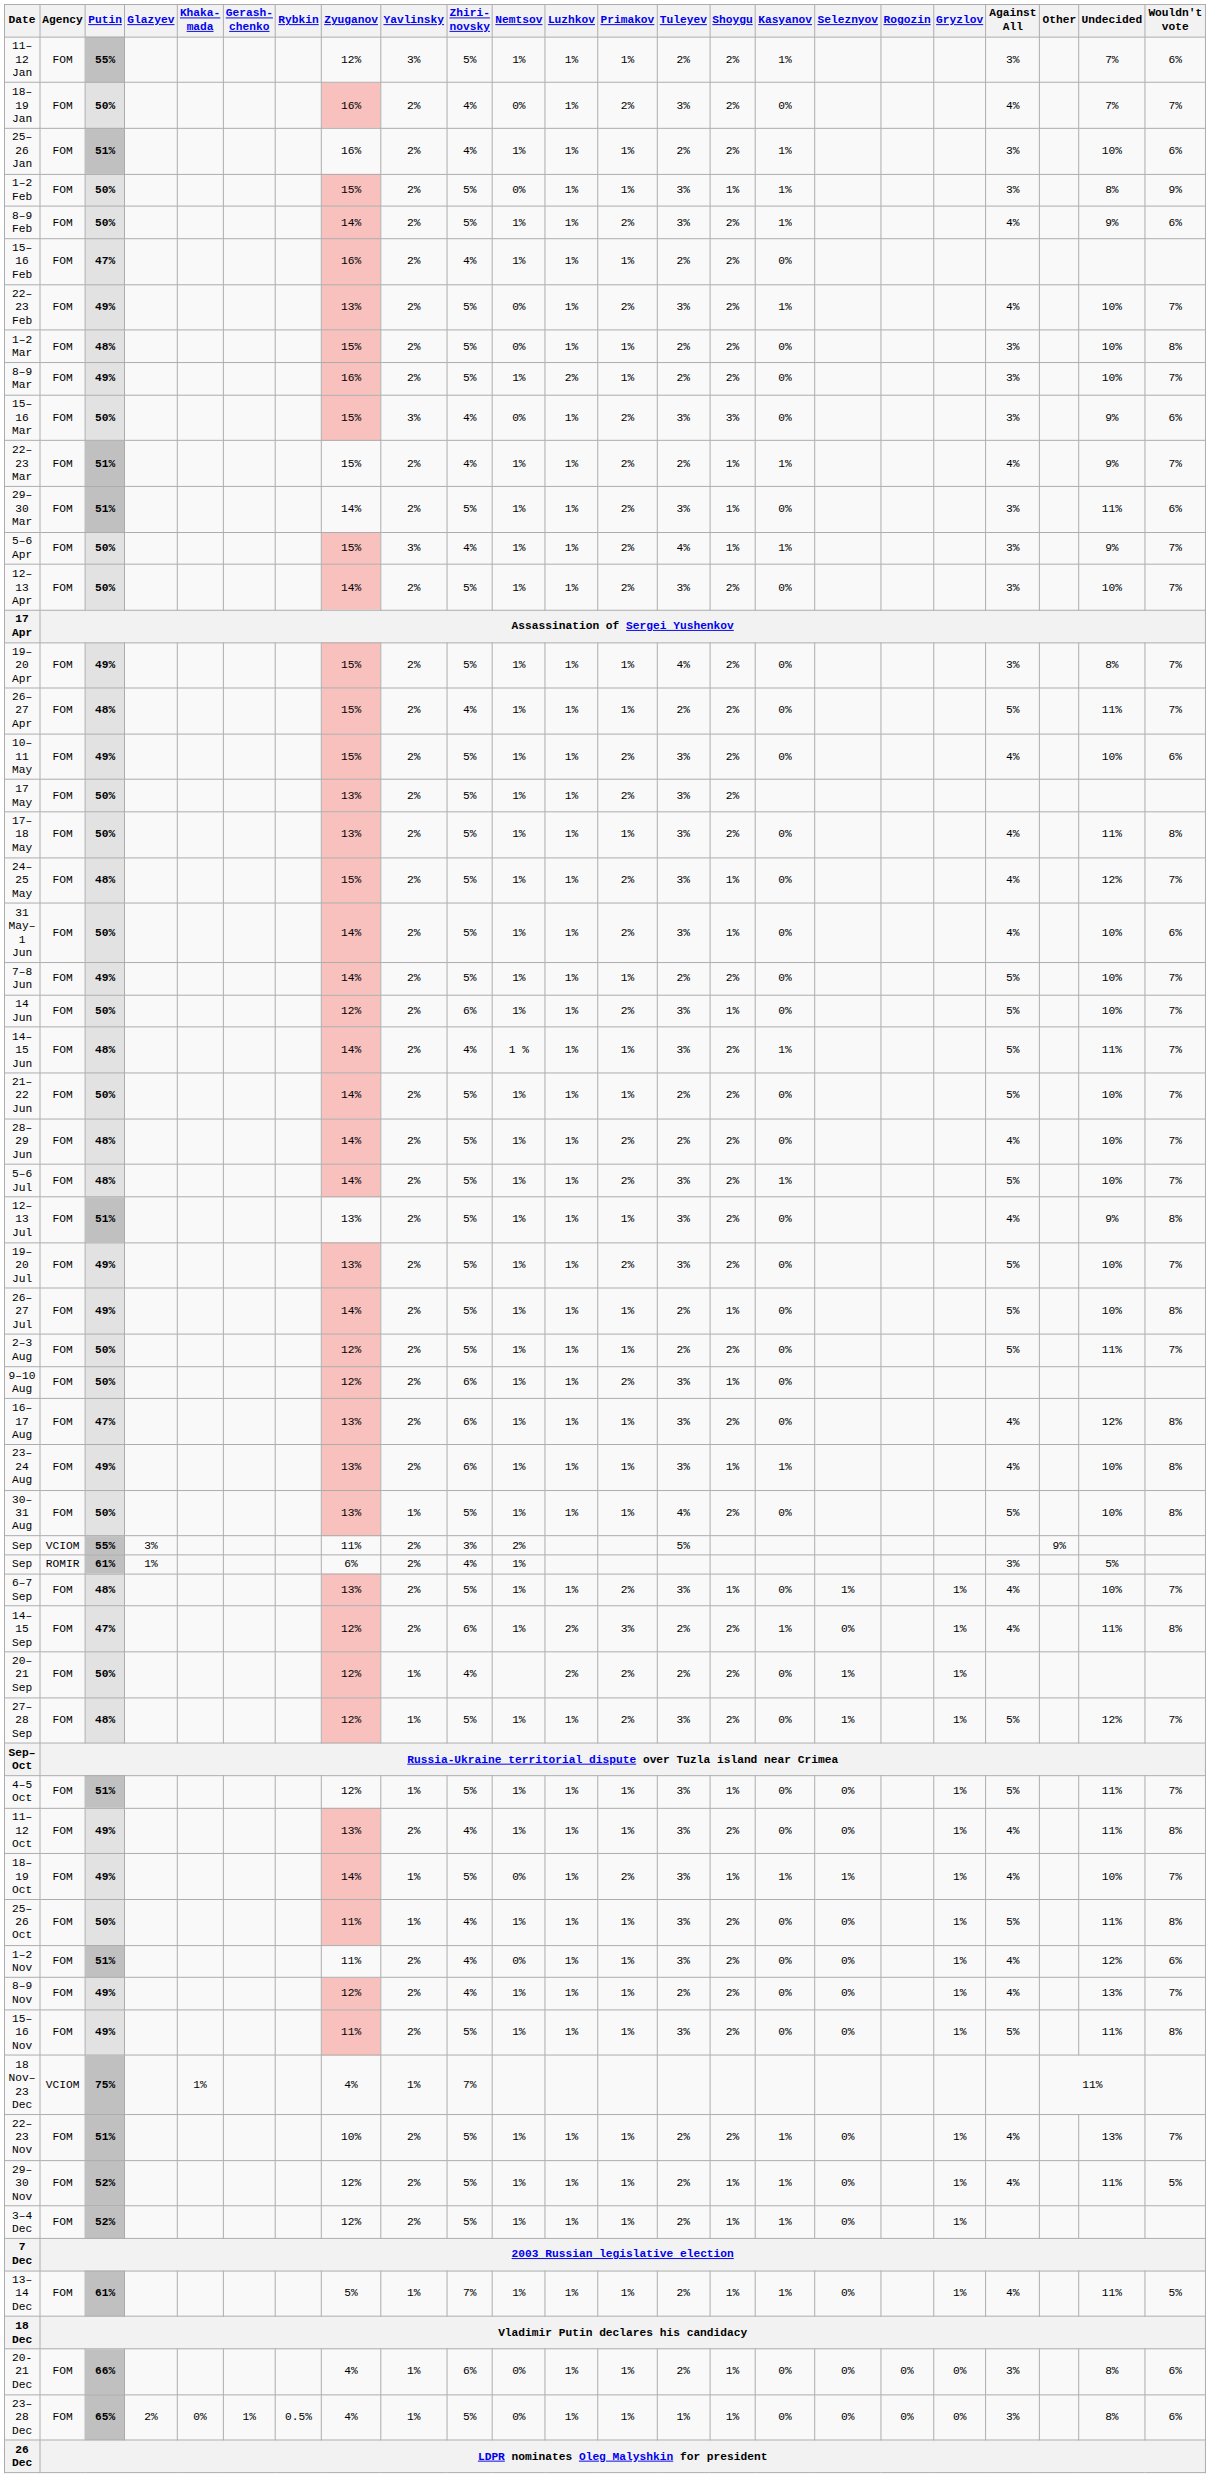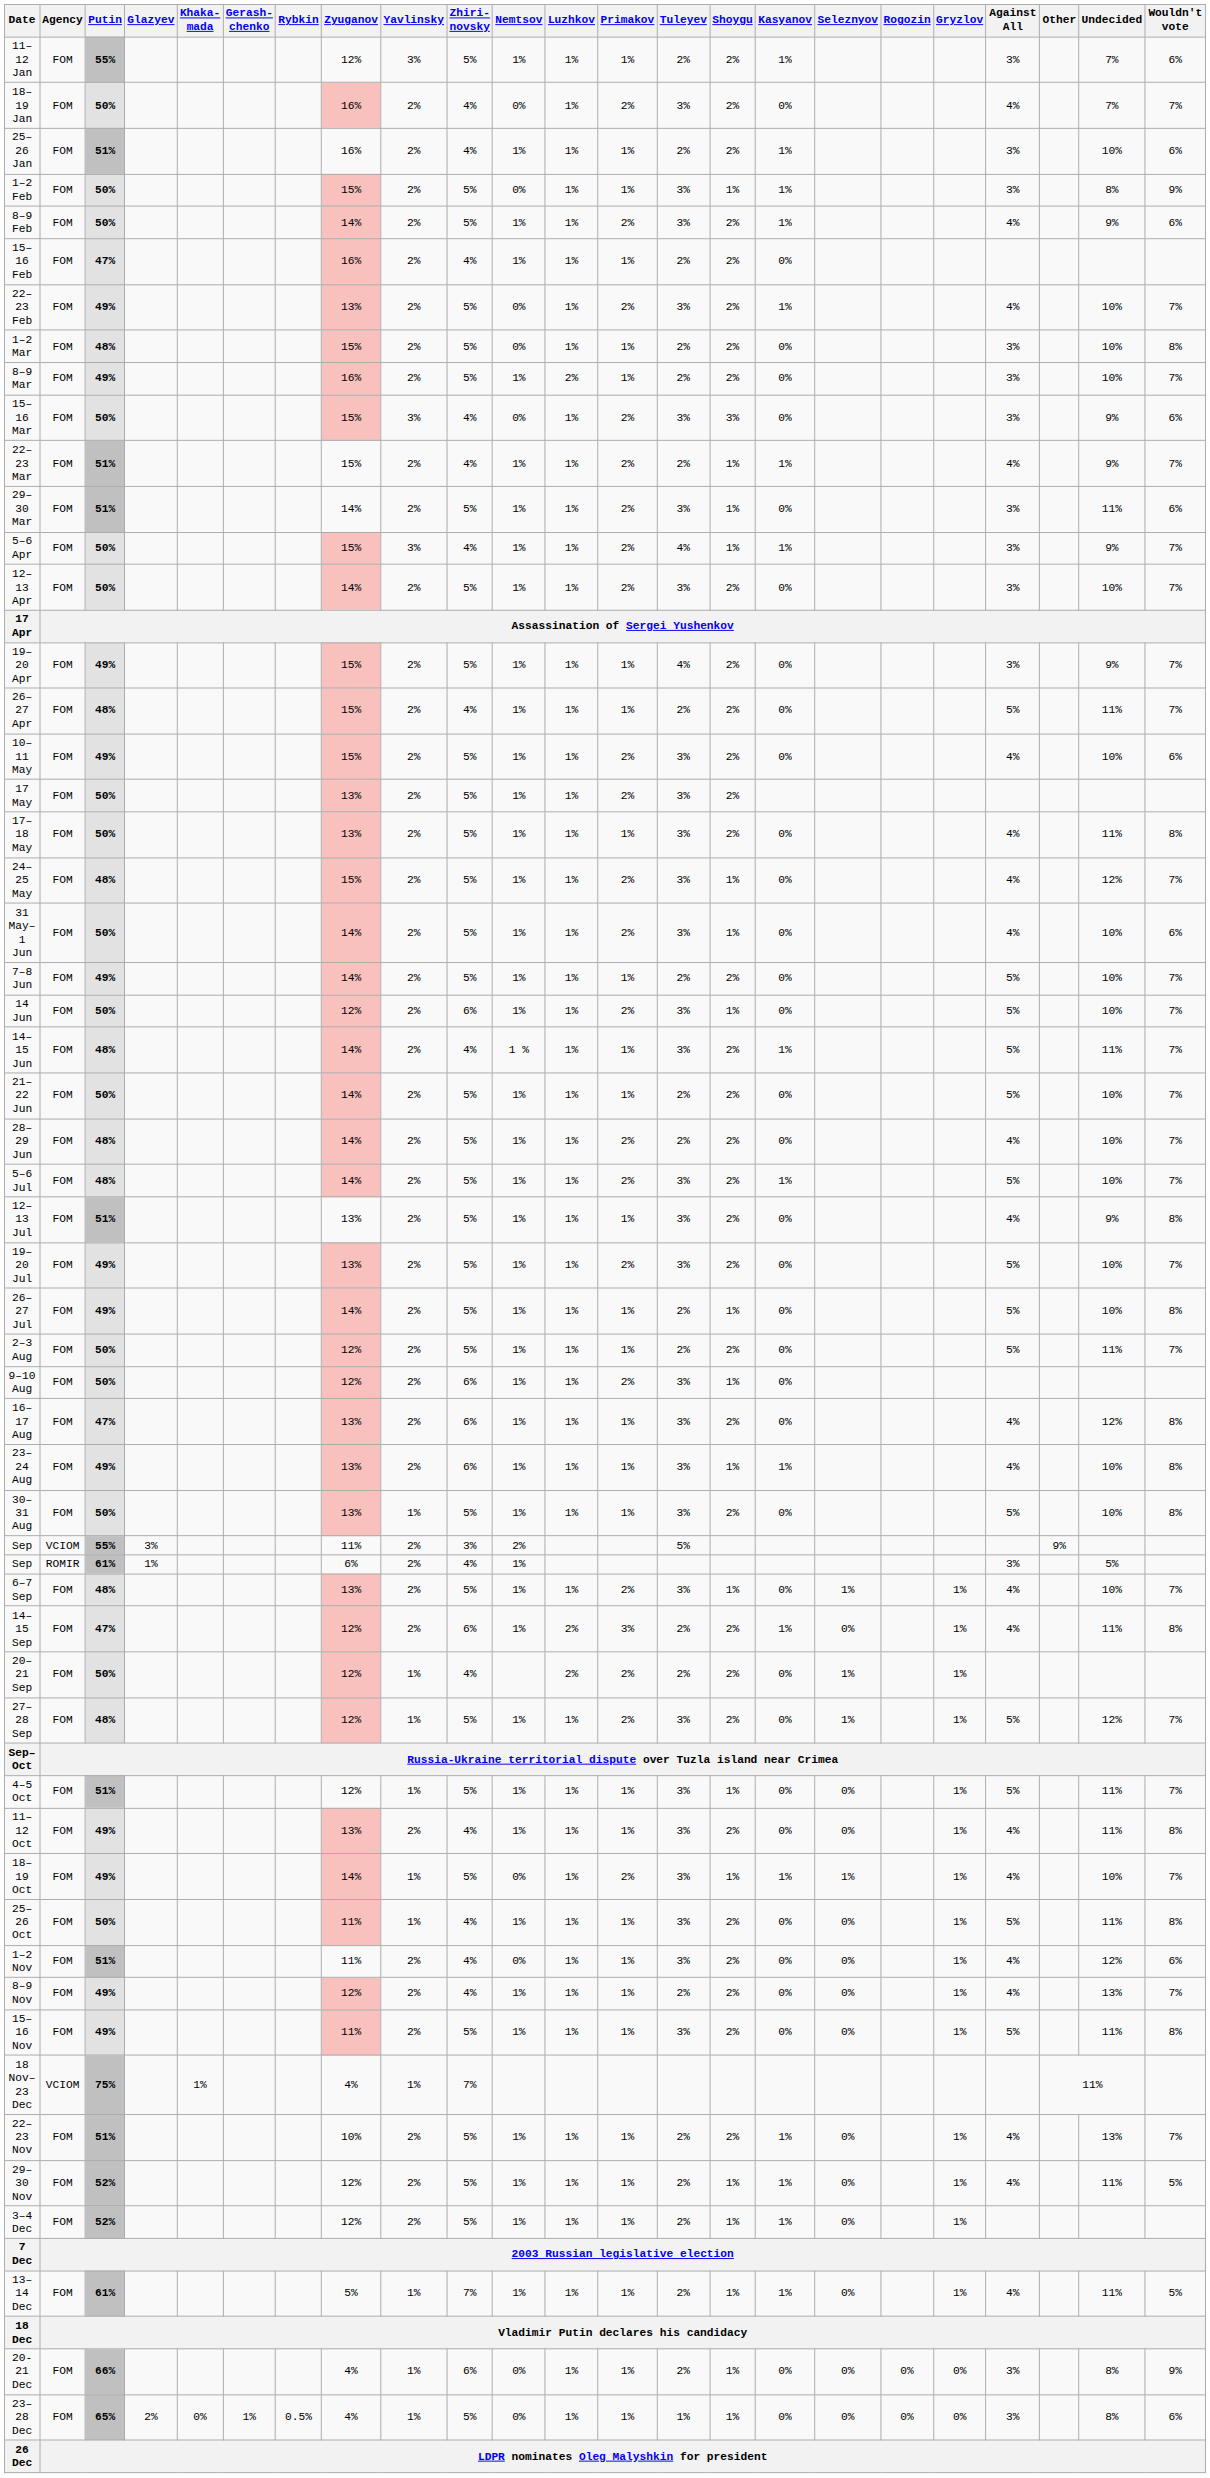(1112, 665) 8% -> (1112, 665) 9%
(683, 1513) 4% -> (683, 1513) 3%
(1175, 2371) 6% -> (1175, 2371) 9%
